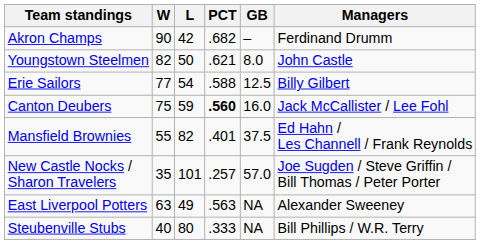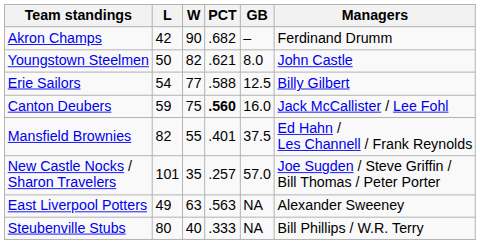columns swapped: (163, 15) <-> (190, 15)
